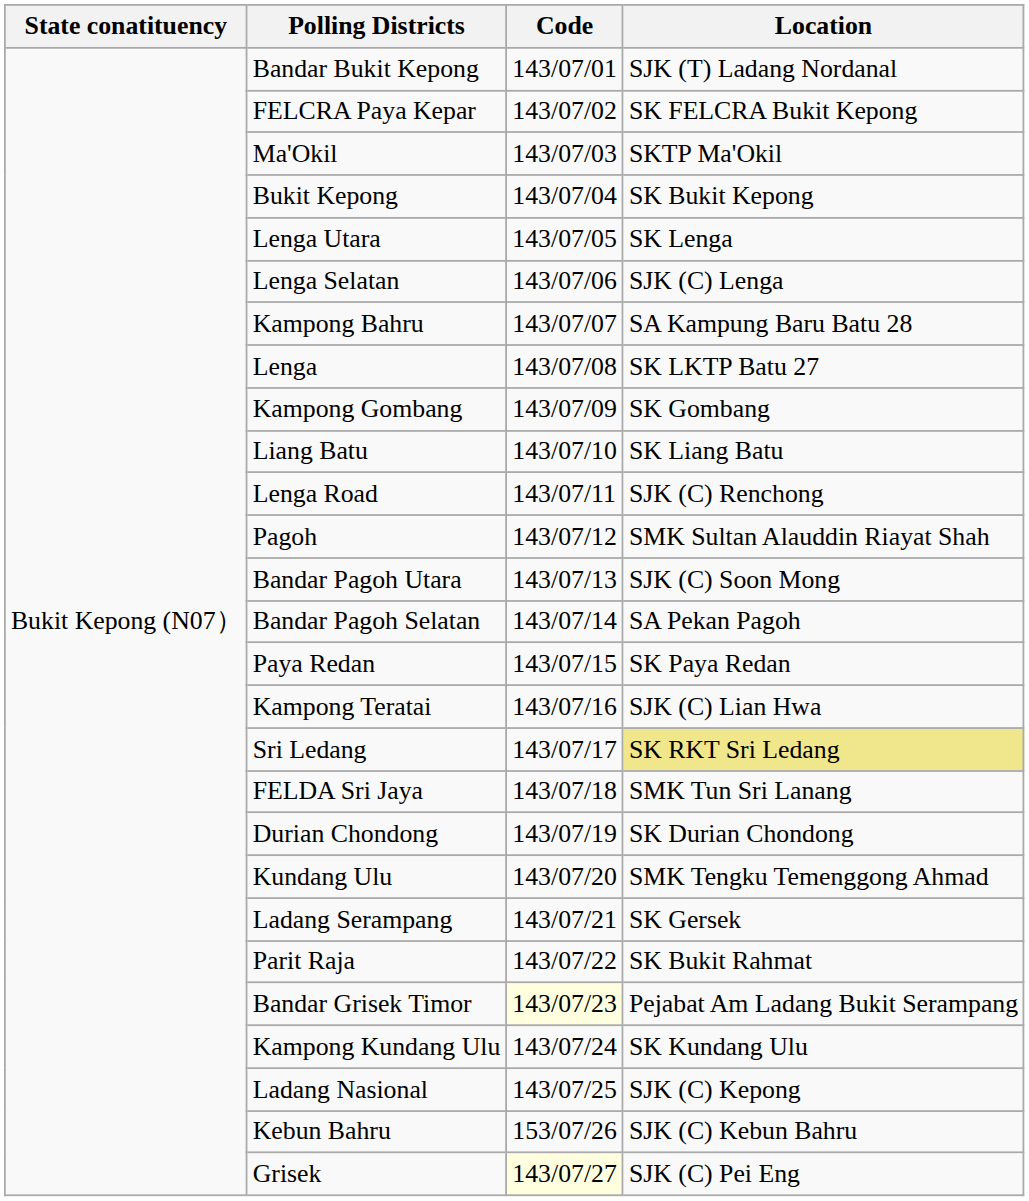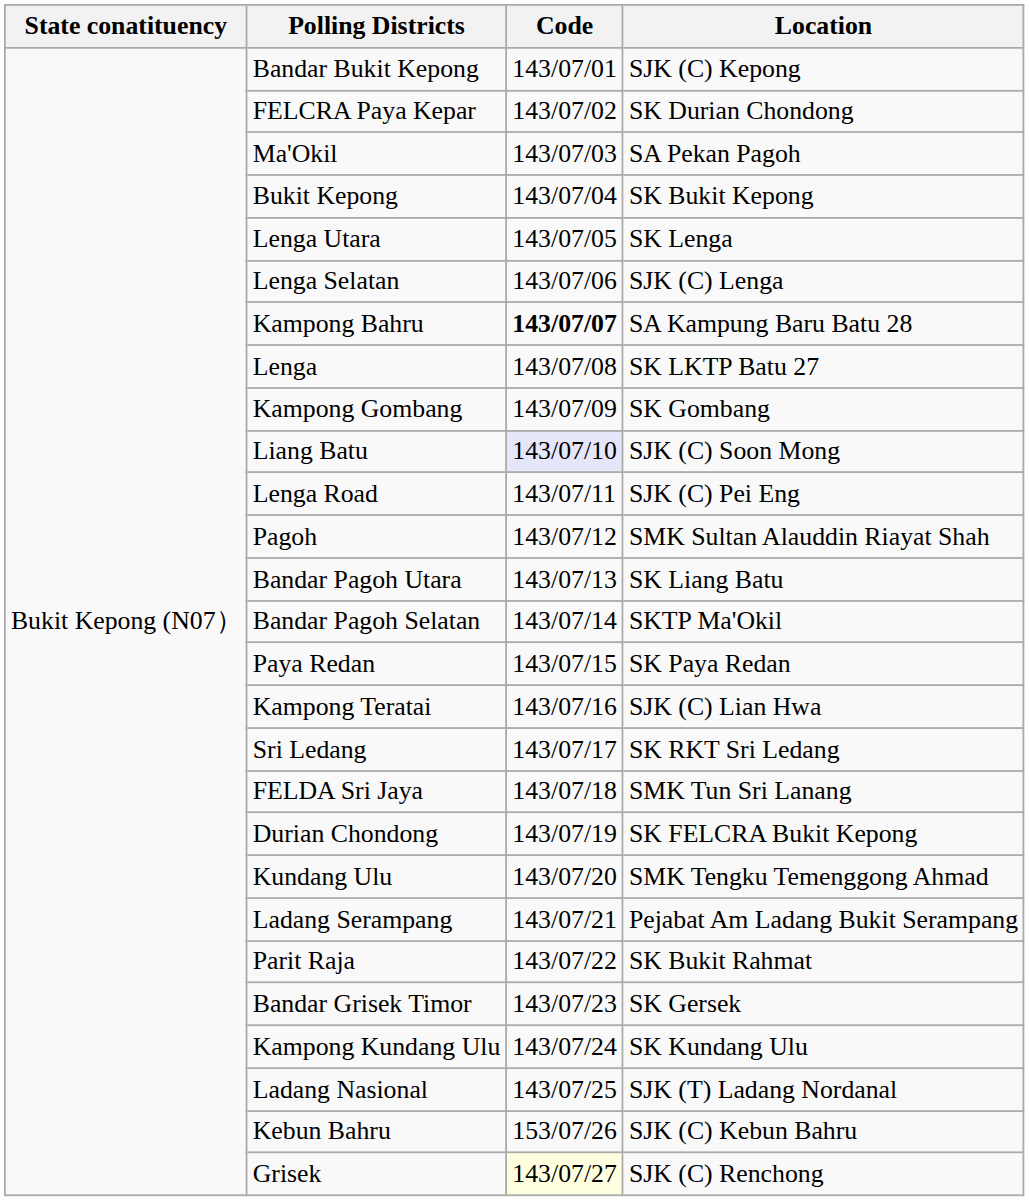(763, 68) SJK (T) Ladang Nordanal -> (715, 68) SJK (C) Kepong
(773, 111) SK FELCRA Bukit Kepong -> (741, 111) SK Durian Chondong
(706, 153) SKTP Ma'Okil -> (715, 153) SA Pekan Pagoh
(565, 323) normal -> (565, 323) bold
(565, 451) no background -> (565, 451) lavender background
(706, 451) SK Liang Batu -> (735, 451) SJK (C) Soon Mong
(726, 493) SJK (C) Renchong -> (714, 493) SJK (C) Pei Eng
(735, 578) SJK (C) Soon Mong -> (706, 578) SK Liang Batu
(715, 621) SA Pekan Pagoh -> (706, 621) SKTP Ma'Okil
(734, 748) khaki background -> (734, 748) no background
(741, 833) SK Durian Chondong -> (773, 833) SK FELCRA Bukit Kepong
(685, 918) SK Gersek -> (824, 918) Pejabat Am Ladang Bukit Serampang
(565, 1003) lightyellow background -> (565, 1003) no background
(824, 1003) Pejabat Am Ladang Bukit Serampang -> (685, 1003) SK Gersek
(715, 1088) SJK (C) Kepong -> (763, 1088) SJK (T) Ladang Nordanal
(714, 1173) SJK (C) Pei Eng -> (726, 1173) SJK (C) Renchong
